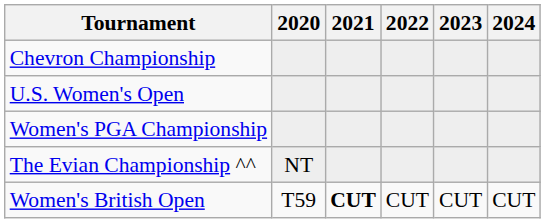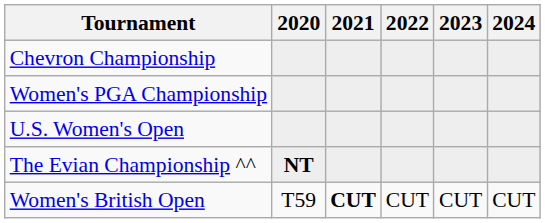rows swapped: (97, 93) <-> (138, 129)
(299, 164) normal -> (299, 164) bold
